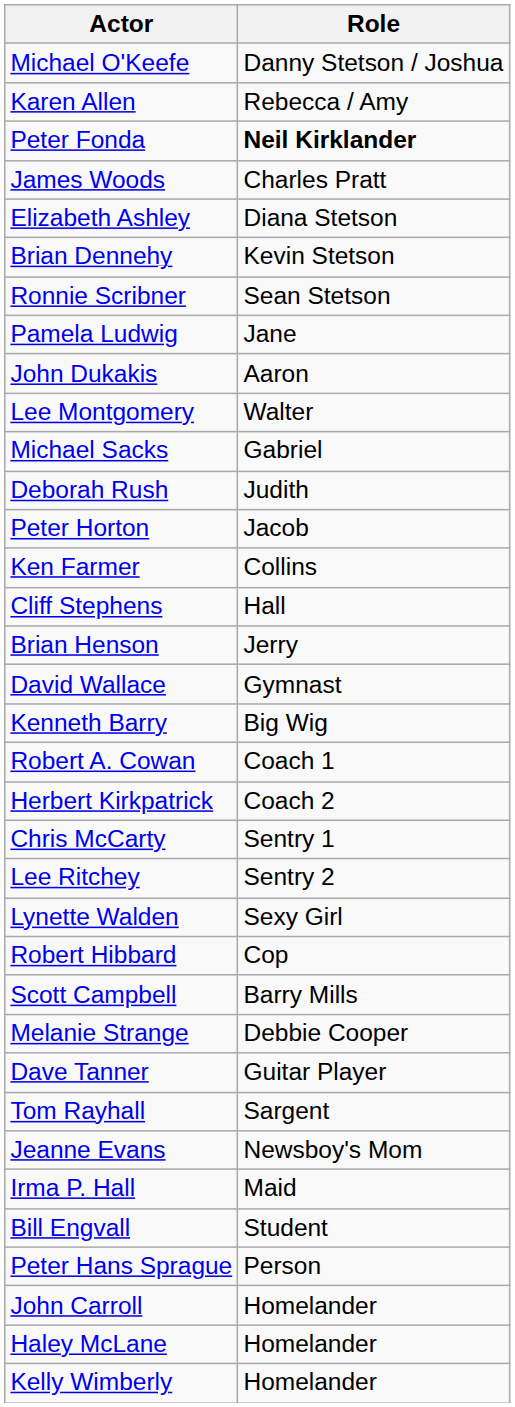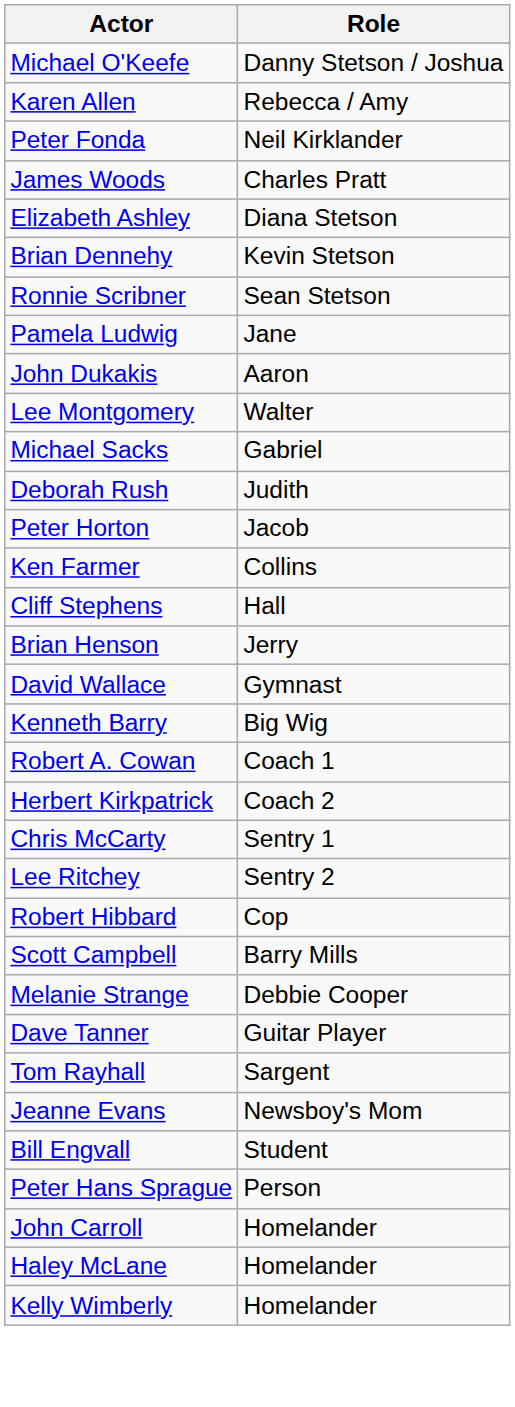(330, 140) bold -> (323, 140) normal
- row: (95, 916)
- row: (73, 1188)
